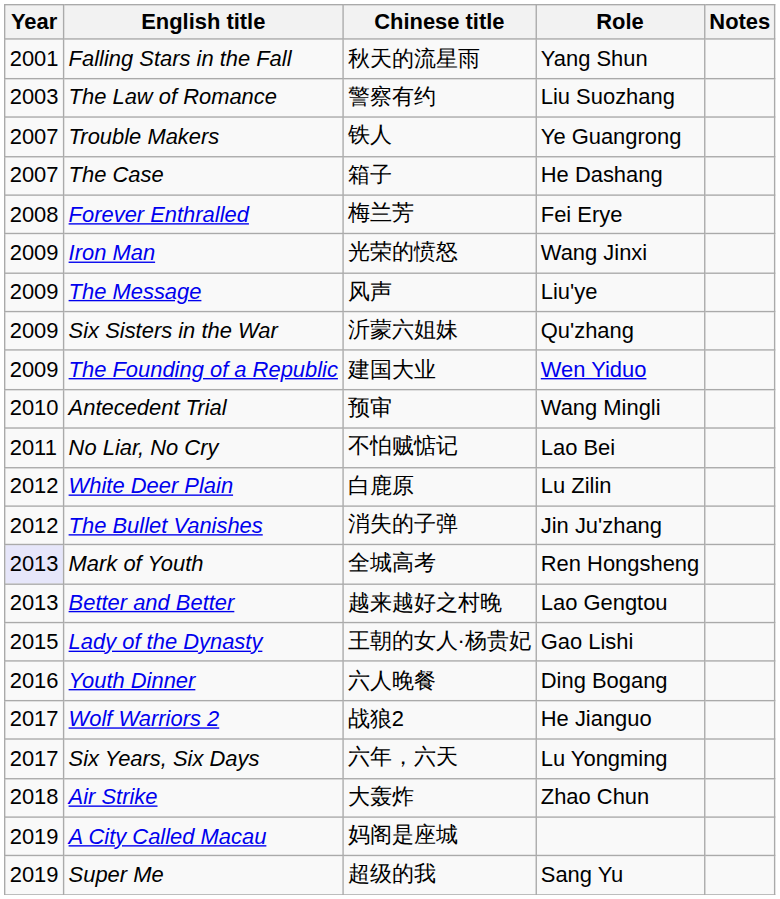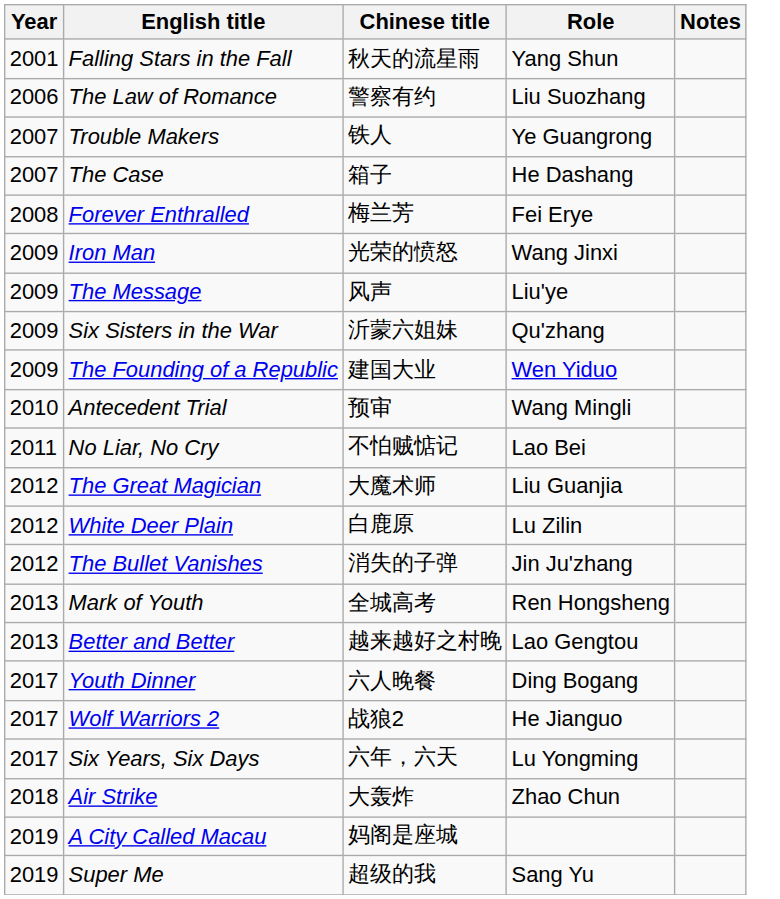(34, 97) 2003 -> (34, 97) 2006
+ row: (165, 486)
(34, 564) lavender background -> (34, 602) no background
- row: (165, 641)
(34, 680) 2016 -> (34, 680) 2017
